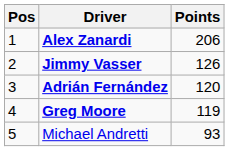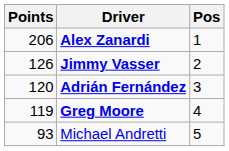columns swapped: (22, 16) <-> (198, 16)
